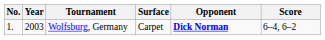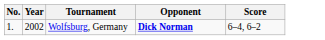- column: (153, 11)
(34, 27) 2003 -> (34, 27) 2002
